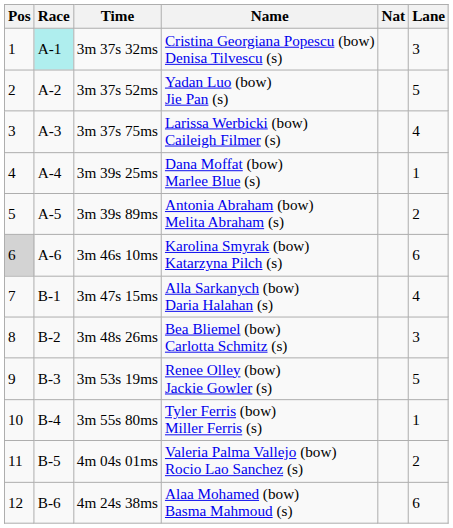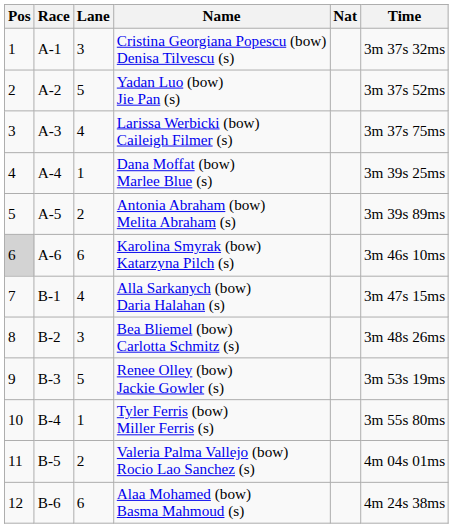columns swapped: (429, 16) <-> (117, 16)
(50, 49) paleturquoise background -> (50, 49) no background
